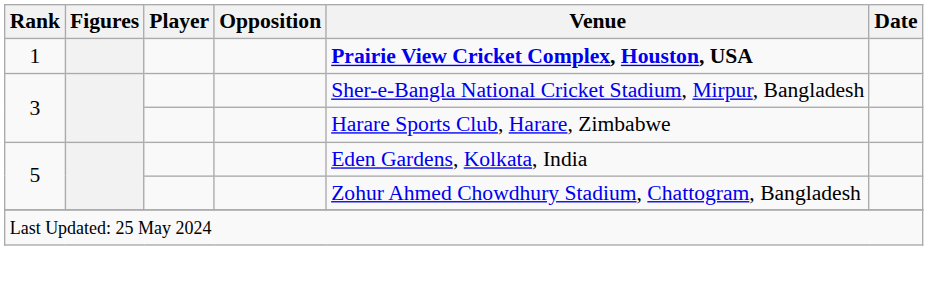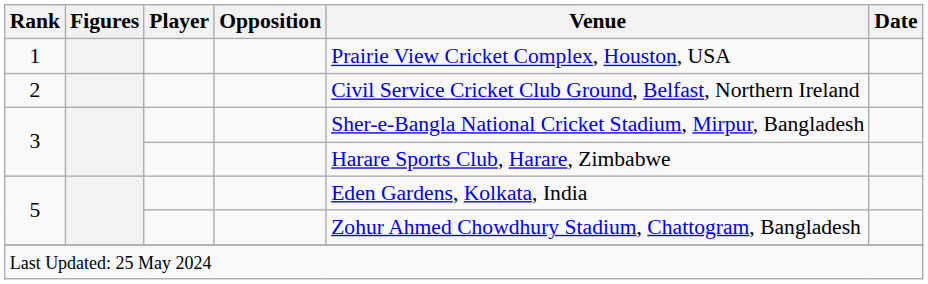(542, 55) bold -> (531, 55) normal
+ row: (35, 90)
